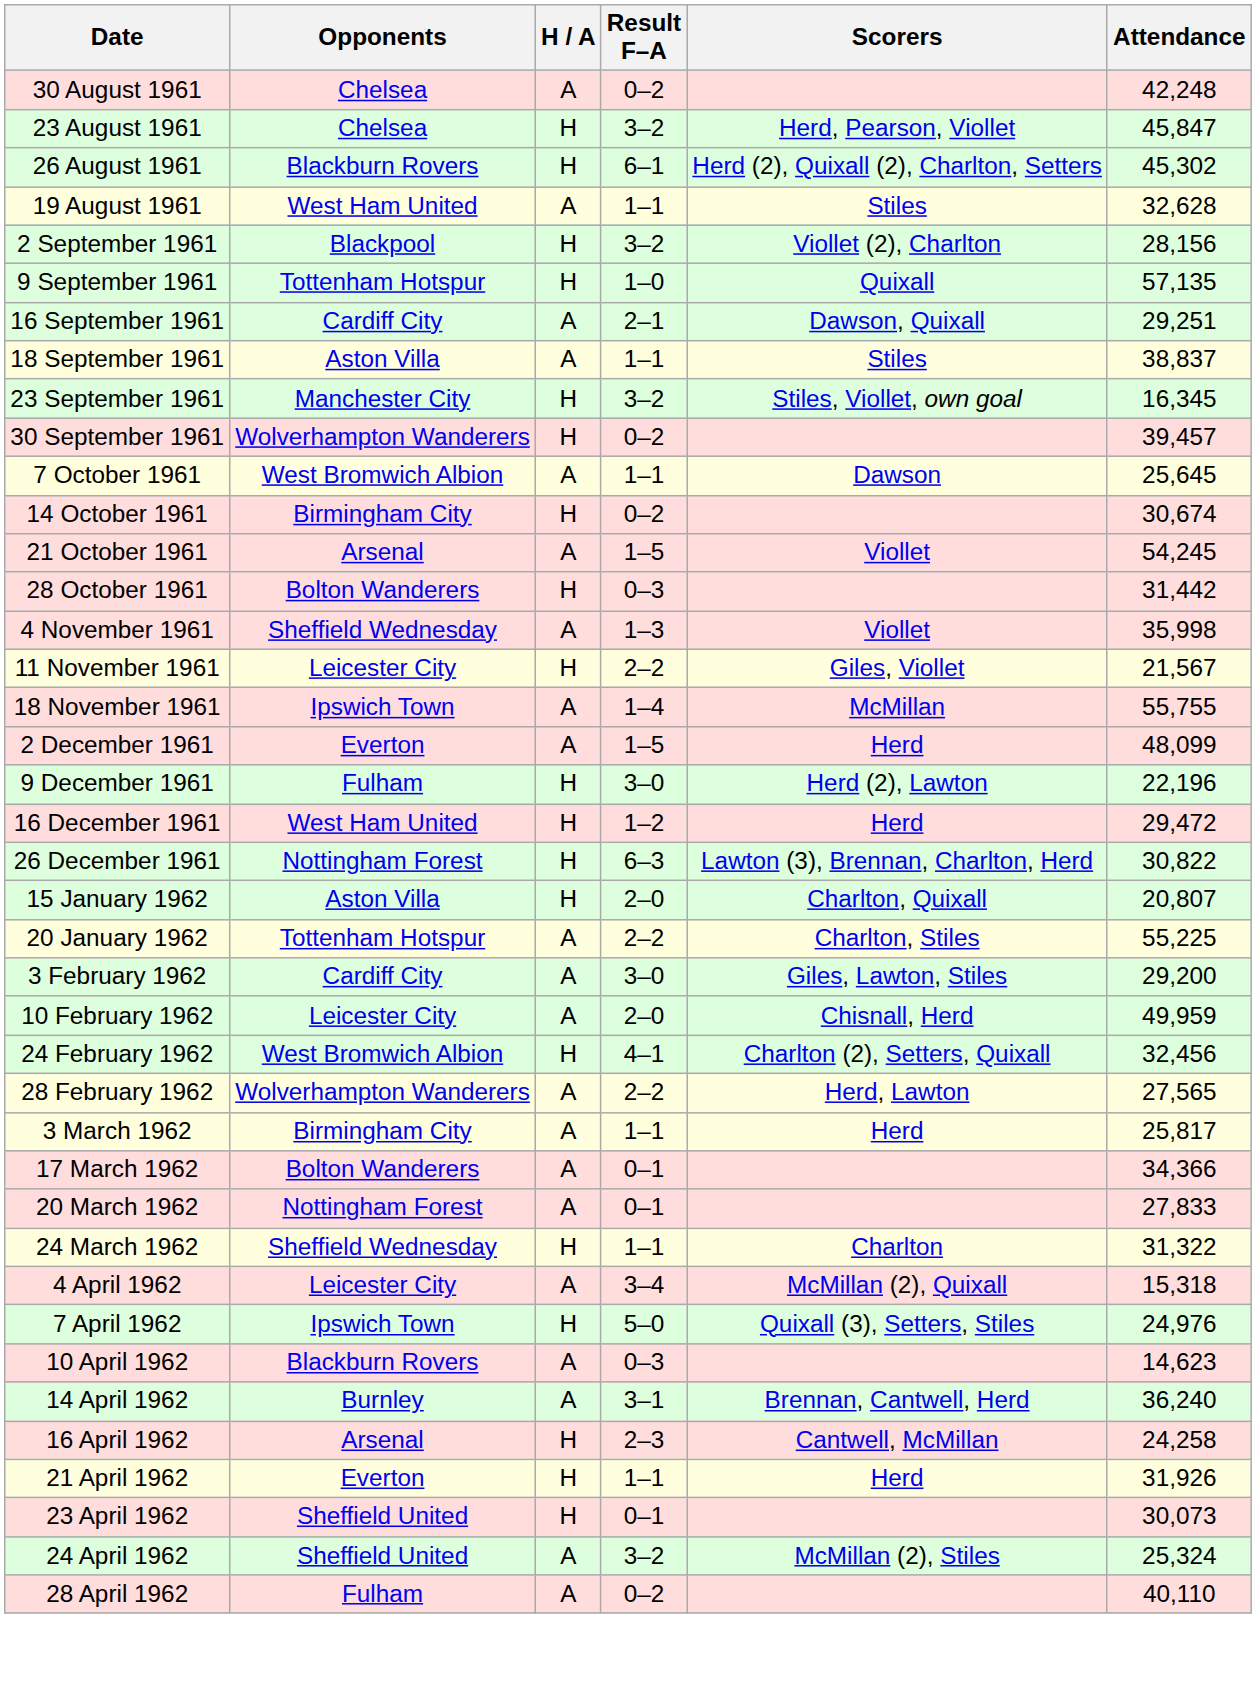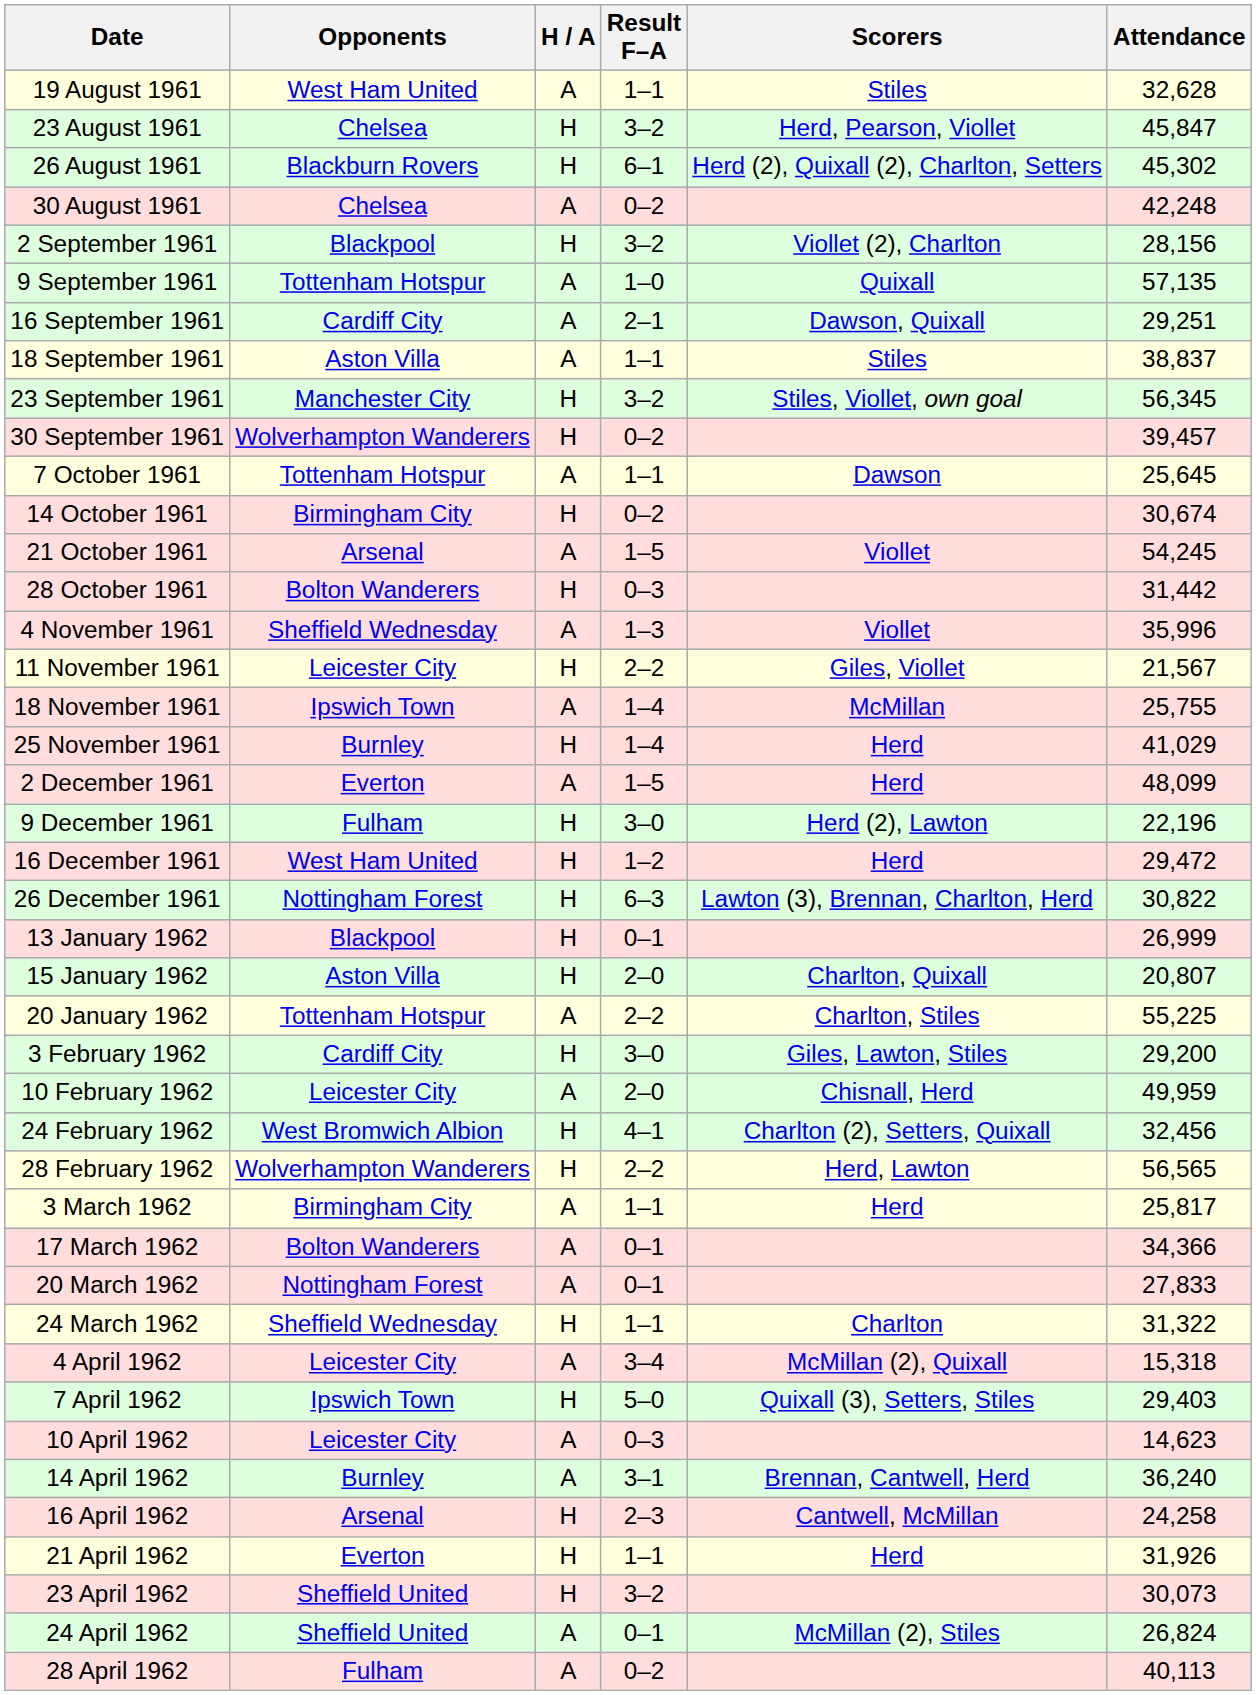rows swapped: (117, 205) <-> (117, 89)
(568, 282) H -> (568, 282) A
(1179, 398) 16,345 -> (1179, 398) 56,345
(383, 475) West Bromwich Albion -> (383, 475) Tottenham Hotspur
(1179, 629) 35,998 -> (1179, 629) 35,996
(1179, 706) 55,755 -> (1179, 706) 25,755
+ row: (117, 745)
+ row: (117, 938)
(568, 976) A -> (568, 1053) H
(568, 1092) A -> (568, 1169) H
(1179, 1092) 27,565 -> (1179, 1169) 56,565
(1179, 1323) 24,976 -> (1179, 1401) 29,403
(383, 1362) Blackburn Rovers -> (383, 1439) Leicester City
(644, 1516) 0–1 -> (644, 1593) 3–2
(644, 1555) 3–2 -> (644, 1632) 0–1
(1179, 1555) 25,324 -> (1179, 1632) 26,824
(1179, 1593) 40,110 -> (1179, 1671) 40,113
